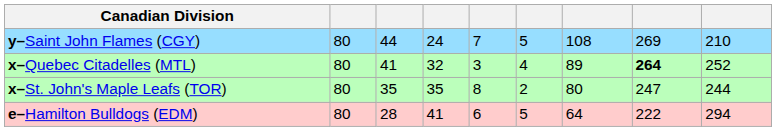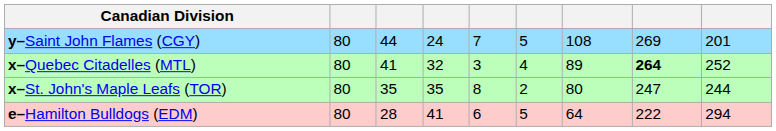(718, 41) 210 -> (718, 41) 201
